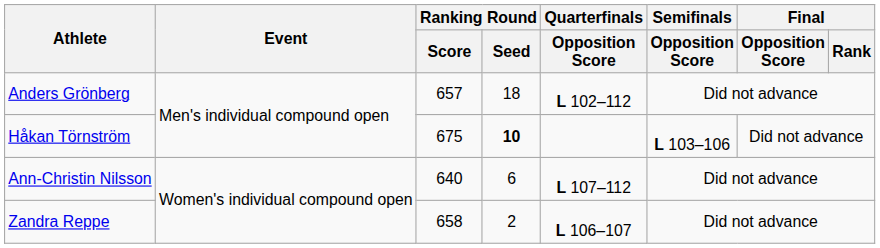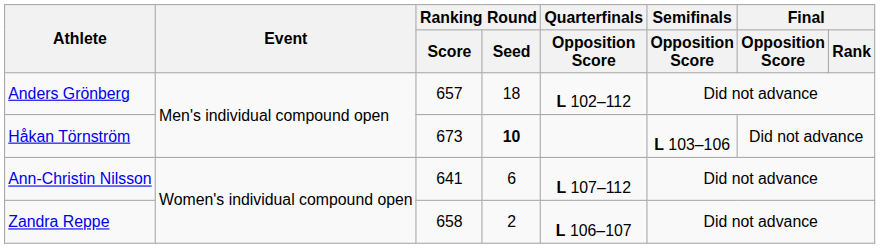(449, 137) 675 -> (449, 137) 673
(449, 179) 640 -> (449, 179) 641
